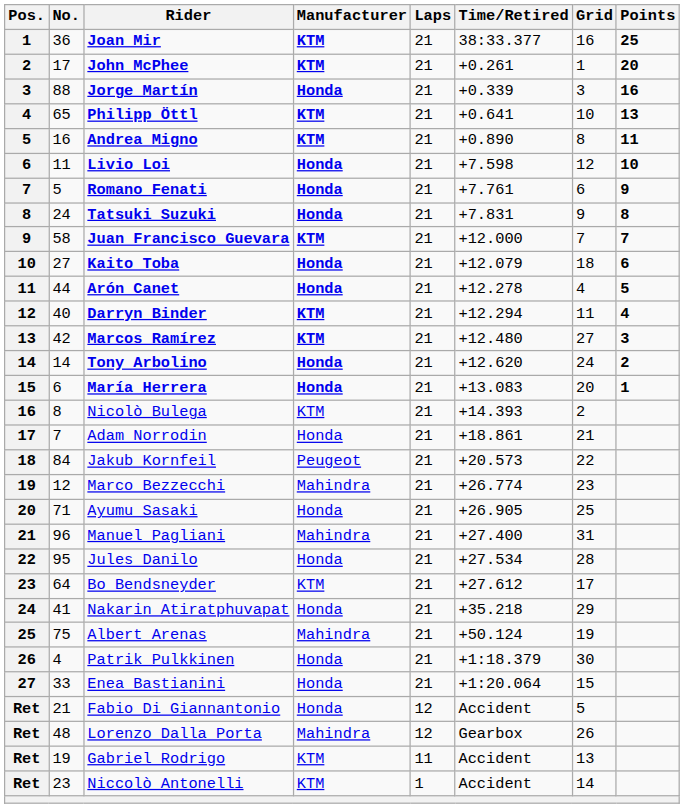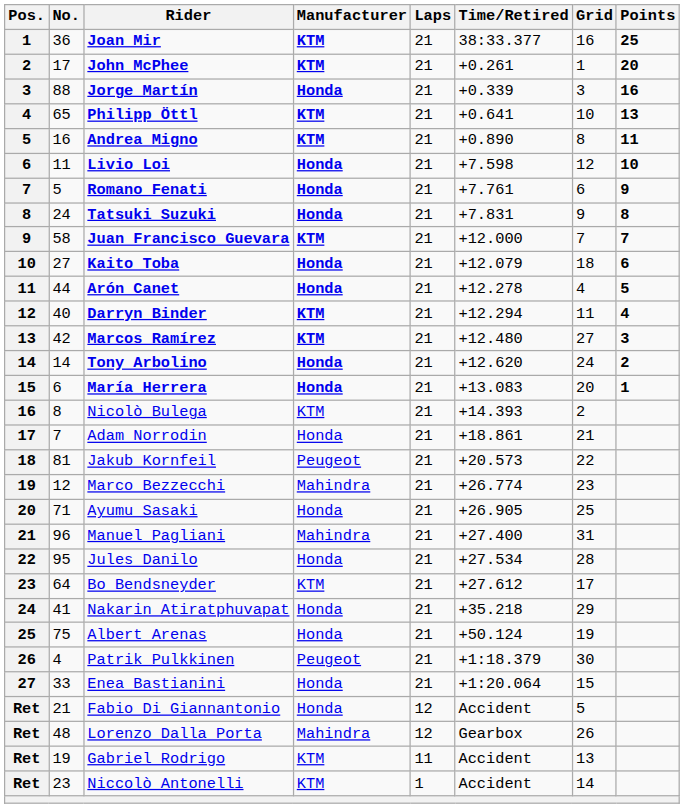(62, 462) 84 -> (62, 462) 81
(334, 635) Mahindra -> (320, 635) Honda
(320, 660) Honda -> (329, 660) Peugeot
